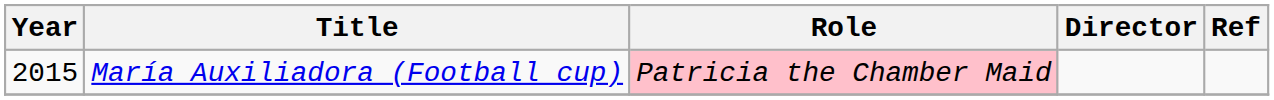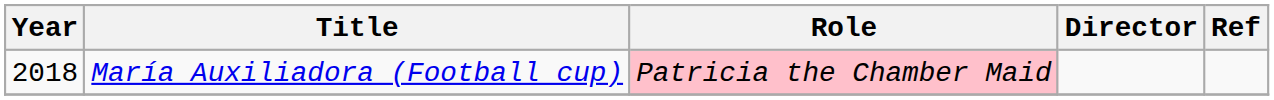(45, 73) 2015 -> (45, 73) 2018
